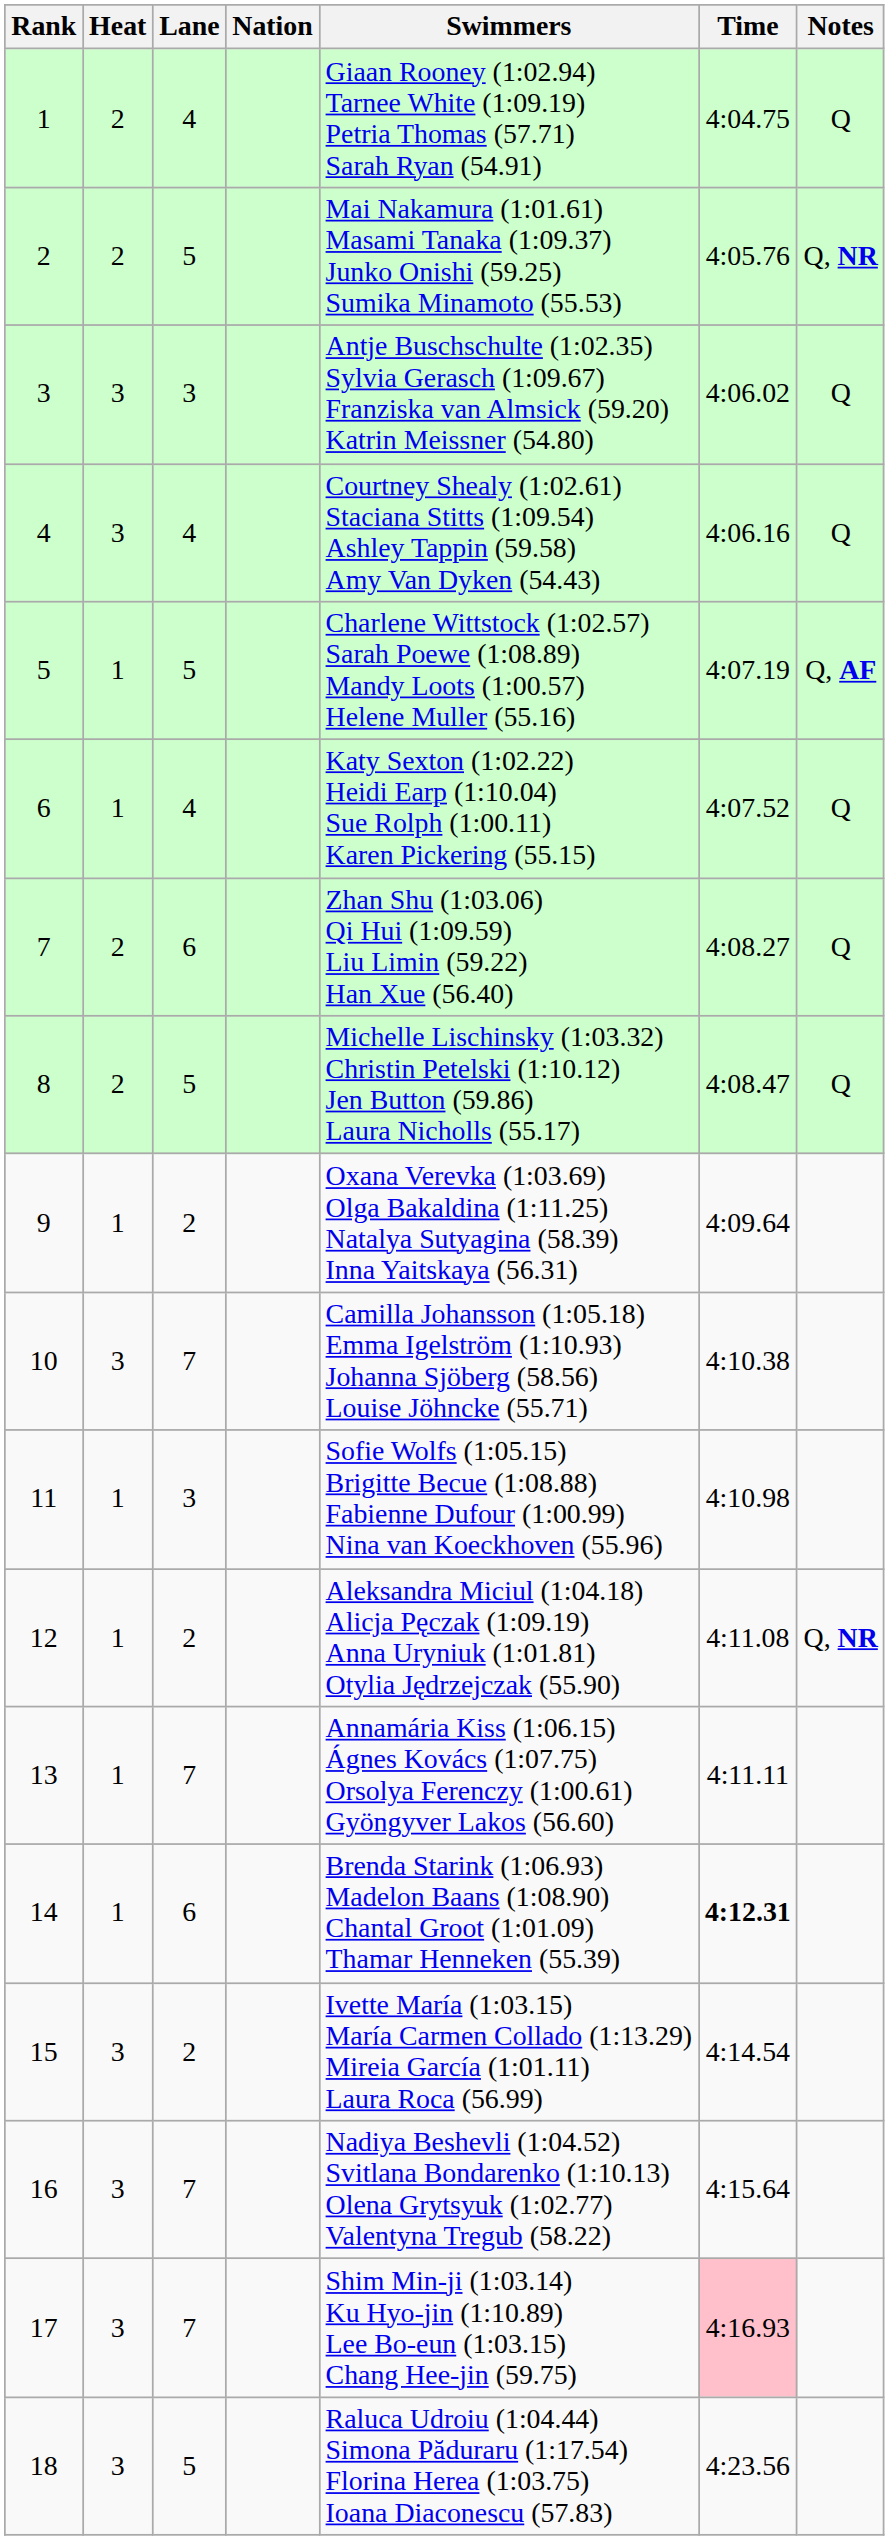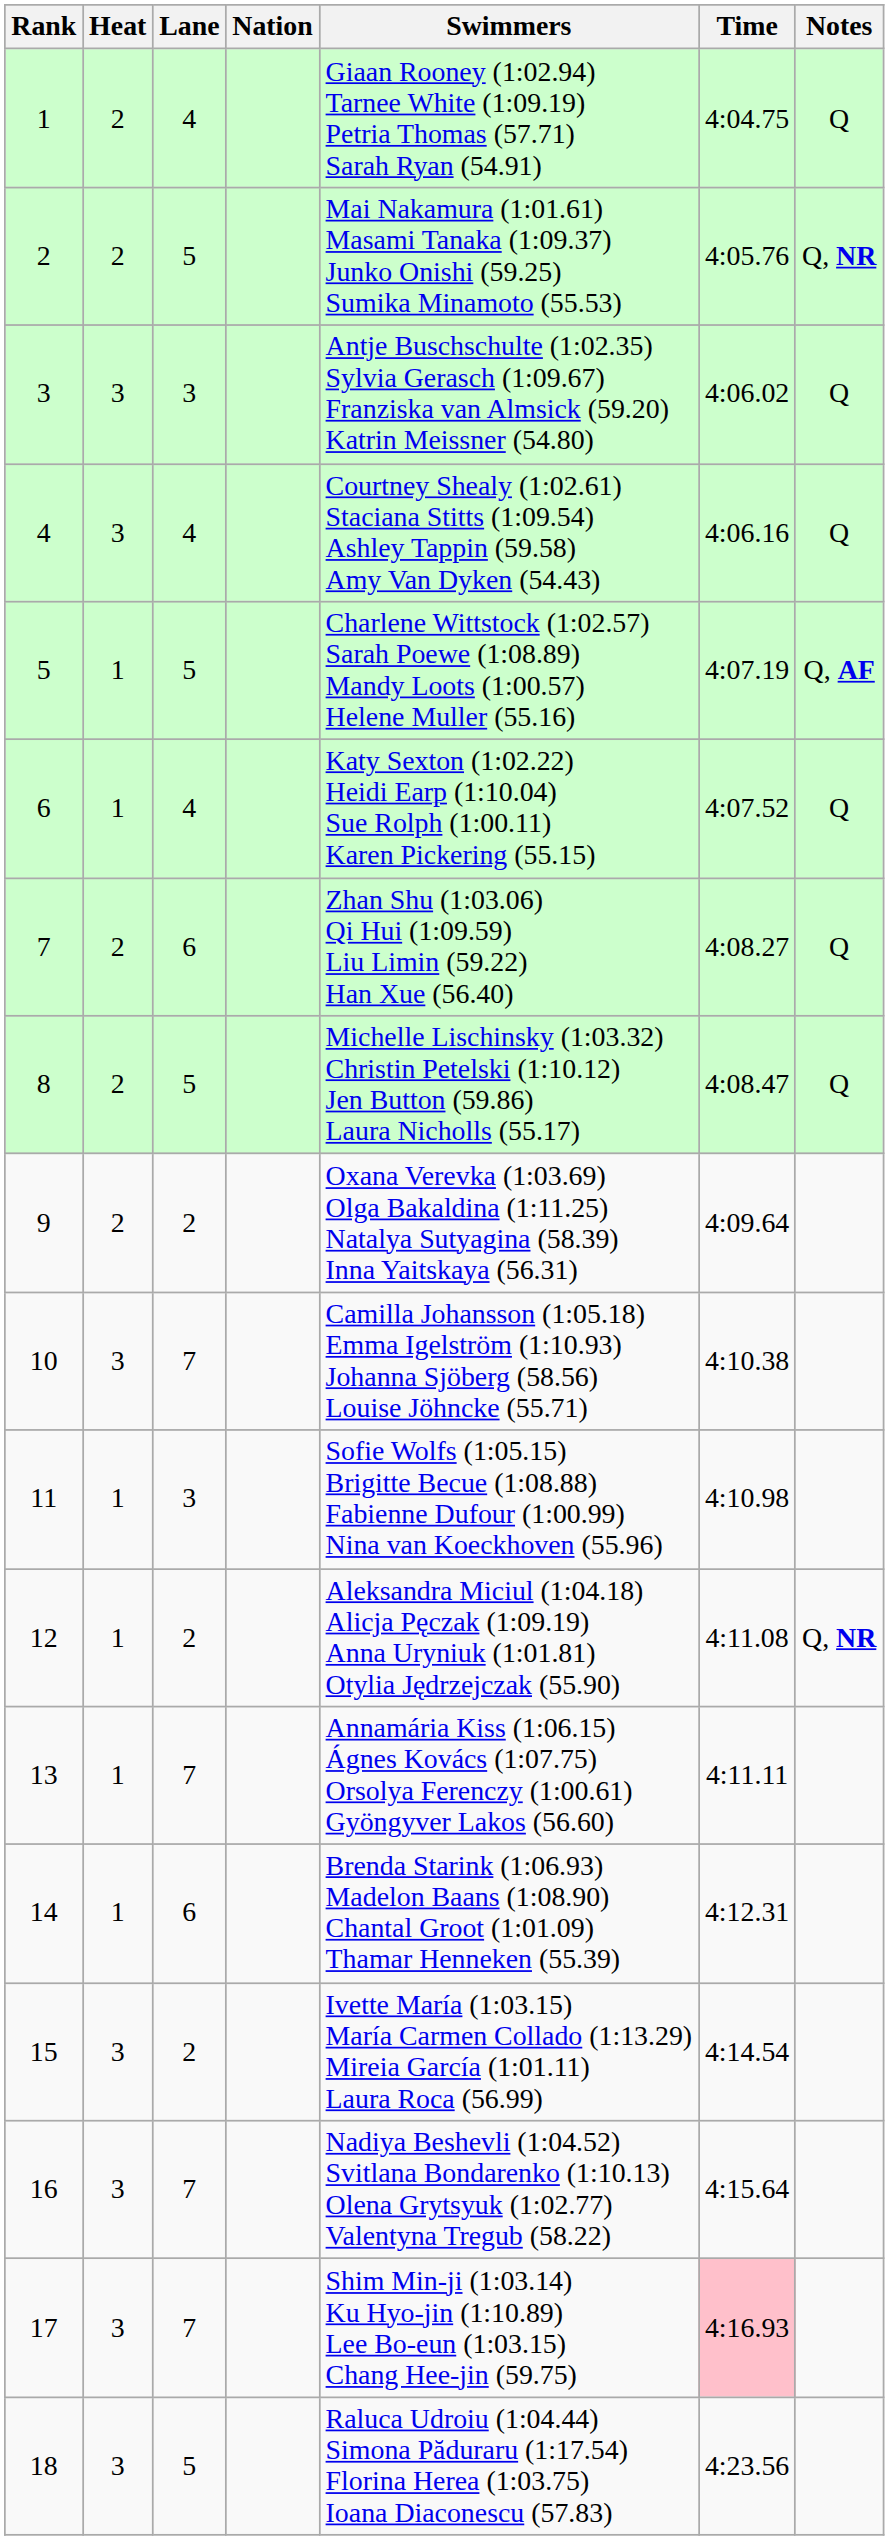(118, 1222) 1 -> (118, 1222) 2
(748, 1913) bold -> (747, 1913) normal
